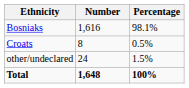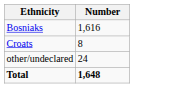- column: (157, 12)
